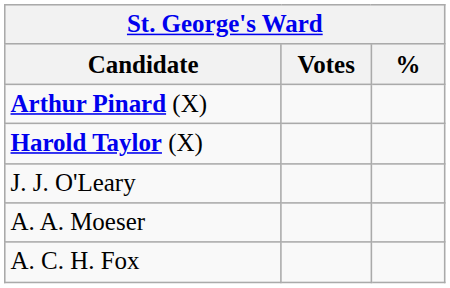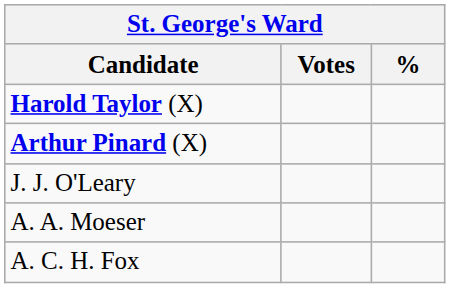rows swapped: (109, 103) <-> (107, 143)
